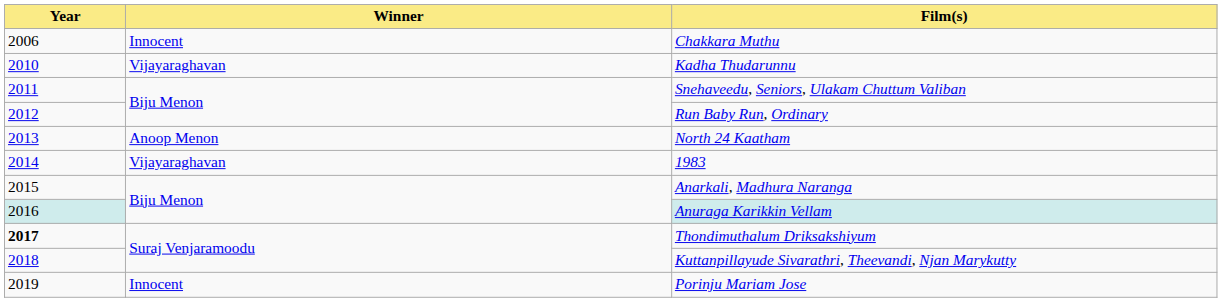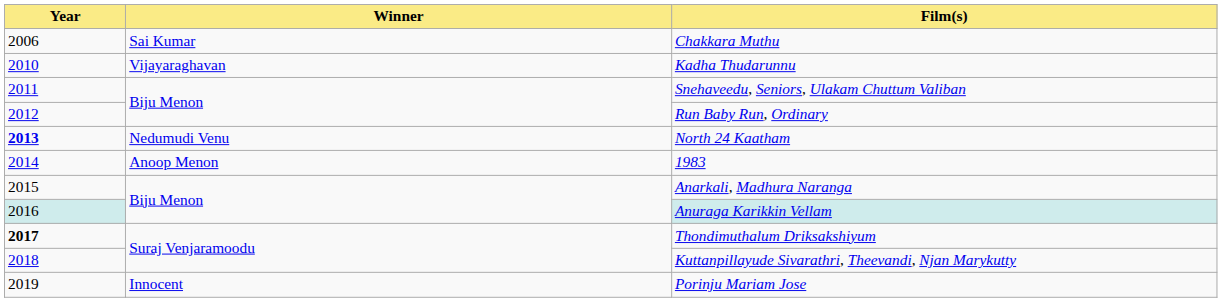(156, 41) Innocent -> (162, 41) Sai Kumar
(23, 138) normal -> (23, 138) bold
(174, 138) Anoop Menon -> (179, 138) Nedumudi Venu
(177, 162) Vijayaraghavan -> (174, 162) Anoop Menon
